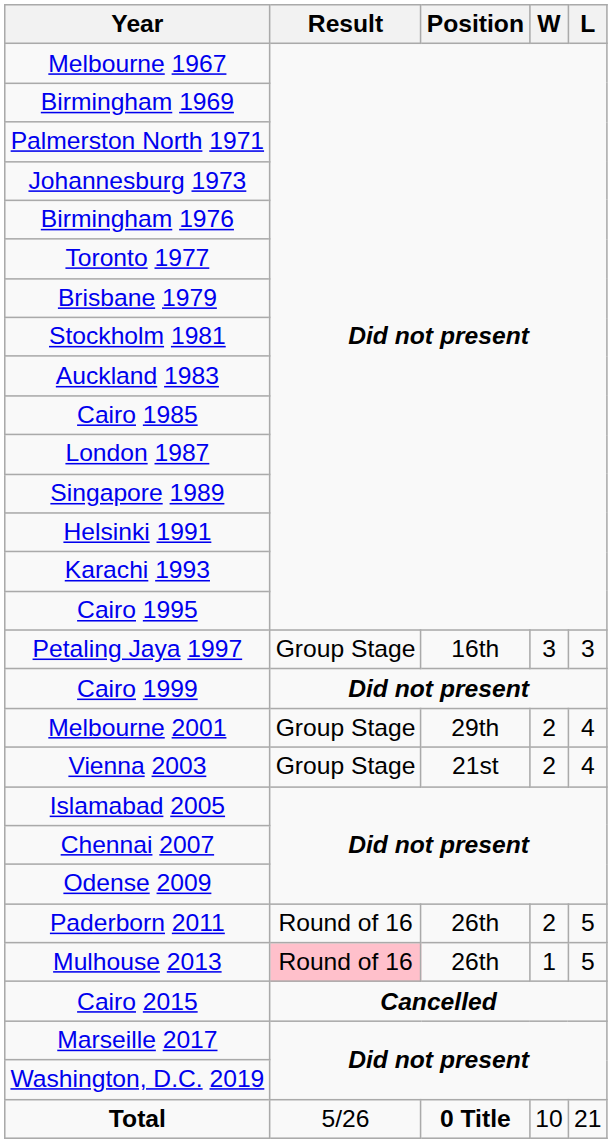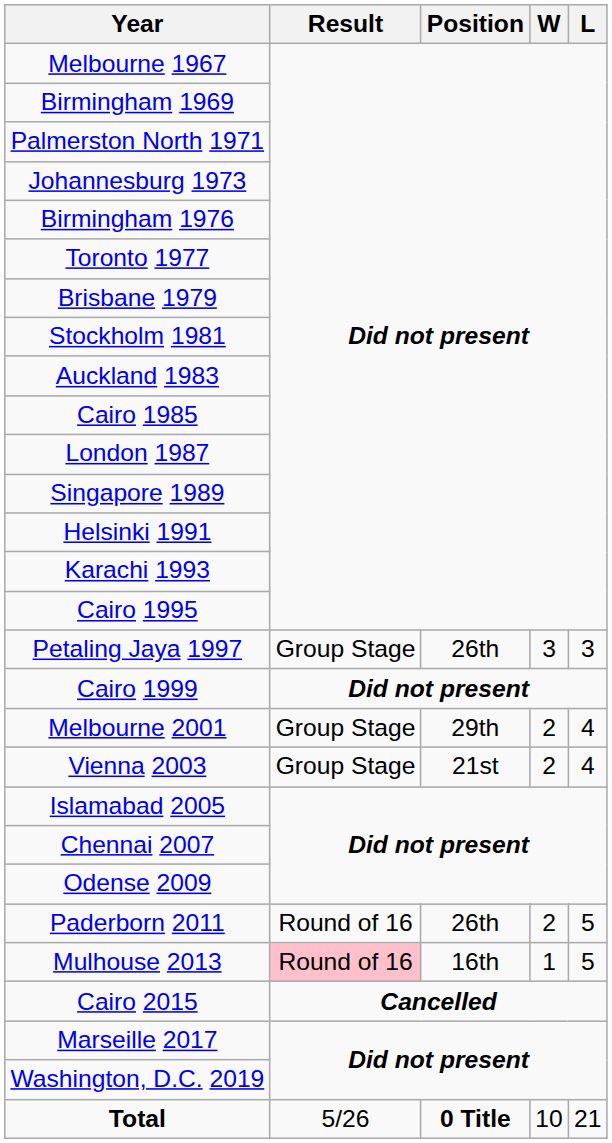(475, 649) 16th -> (475, 649) 26th
(475, 961) 26th -> (475, 961) 16th
